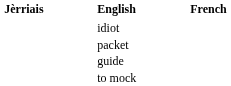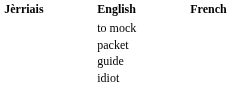rows swapped: (117, 78) <-> (108, 28)
